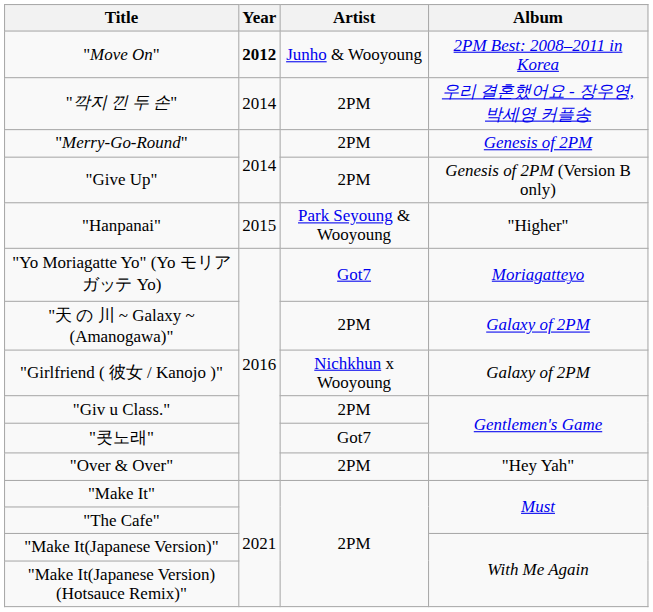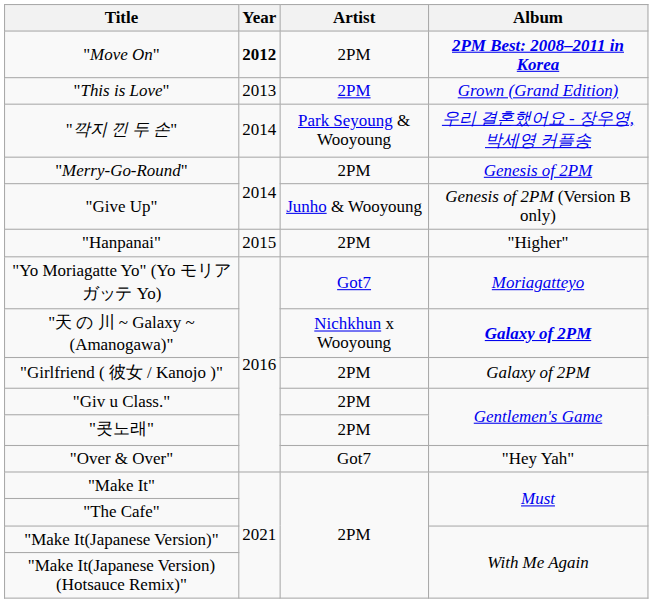(354, 54) Junho & Wooyoung -> (354, 54) 2PM
(538, 54) normal -> (538, 54) bold
+ row: (121, 90)
(354, 103) 2PM -> (354, 130) Park Seyoung & Wooyoung
(354, 179) 2PM -> (354, 206) Junho & Wooyoung
(354, 225) Park Seyoung & Wooyoung -> (354, 242) 2PM
(354, 325) 2PM -> (354, 333) Nichkhun x Wooyoung
(538, 325) normal -> (538, 333) bold
(354, 373) Nichkhun x Wooyoung -> (354, 372) 2PM
(354, 437) Got7 -> (354, 429) 2PM
(354, 466) 2PM -> (354, 458) Got7
